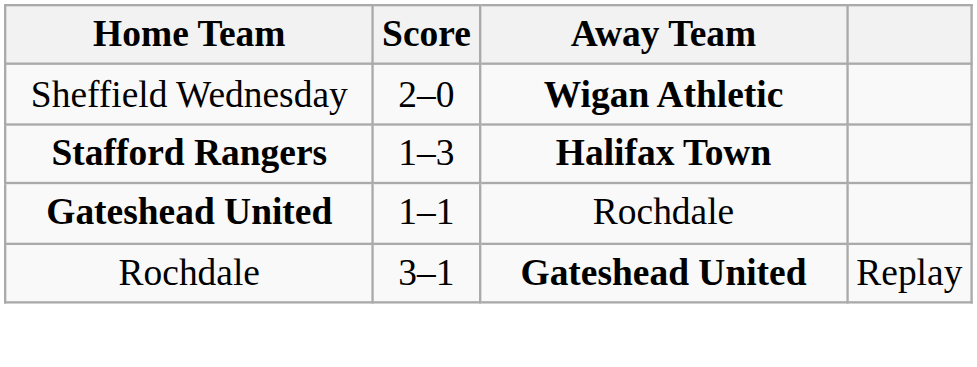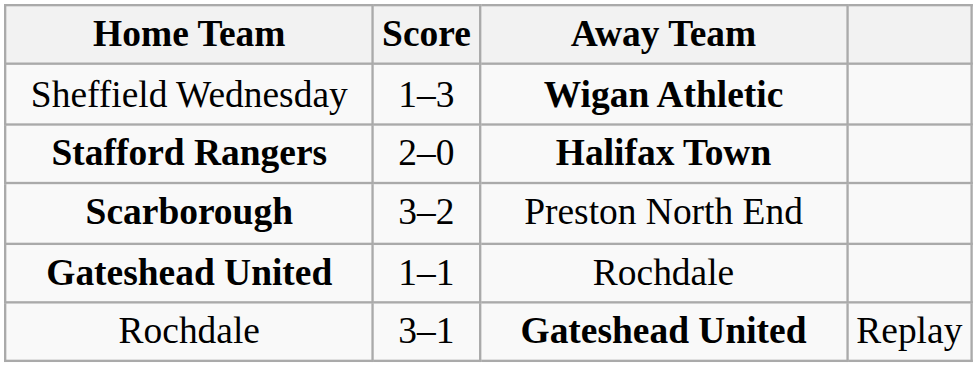(426, 93) 2–0 -> (426, 93) 1–3
(426, 152) 1–3 -> (426, 152) 2–0
+ row: (189, 212)
